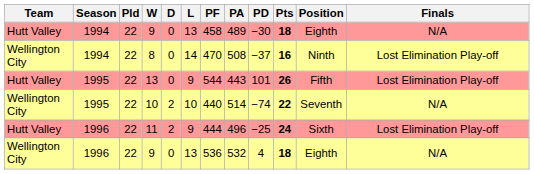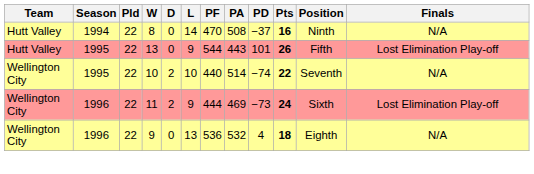- row: (96, 31)
(33, 55) Wellington City -> (34, 31) Hutt Valley
(438, 55) Lost Elimination Play-off -> (438, 31) N/A
(34, 129) Hutt Valley -> (33, 104) Wellington City
(237, 129) 496 -> (237, 104) 469
(261, 129) −25 -> (261, 104) −73
